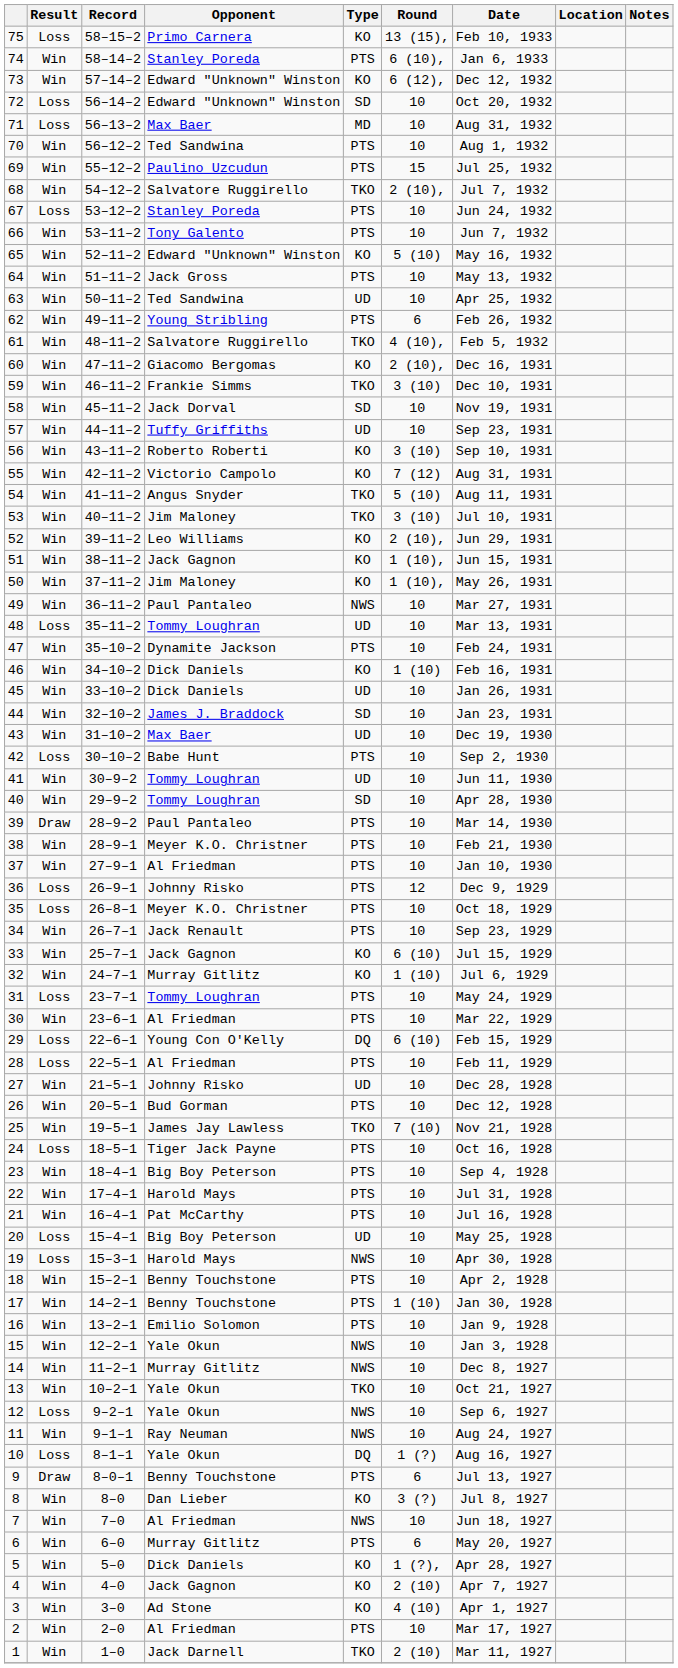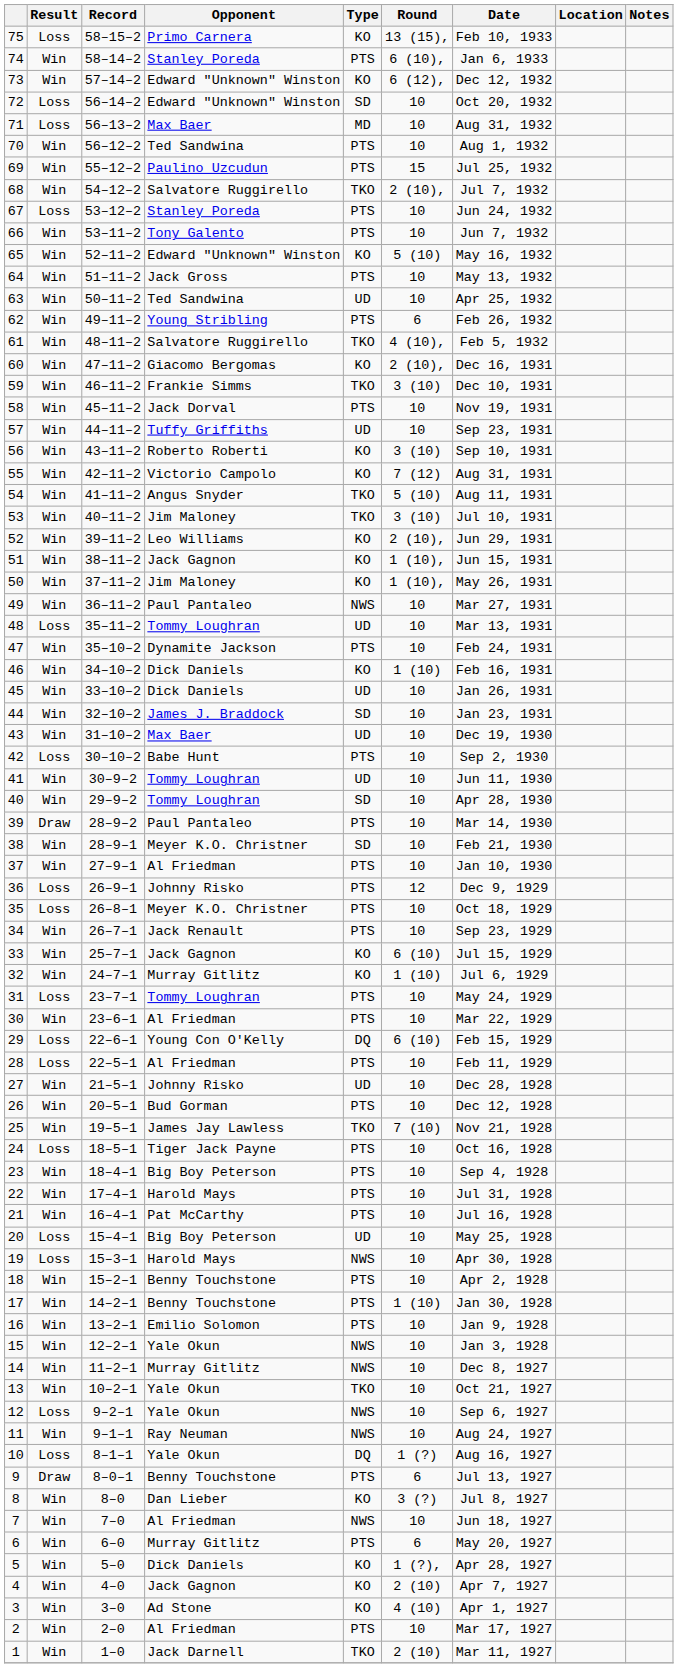(363, 408) SD -> (363, 408) PTS
(363, 845) PTS -> (363, 845) SD
